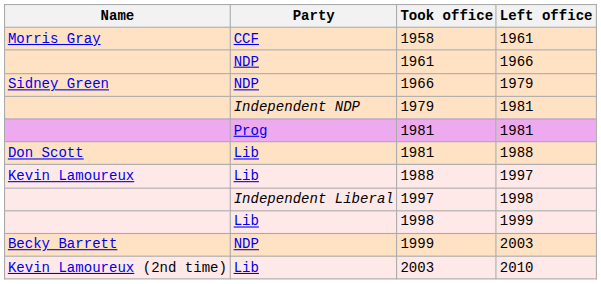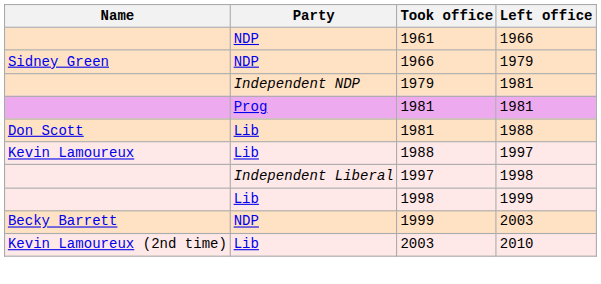- row: (417, 39)
